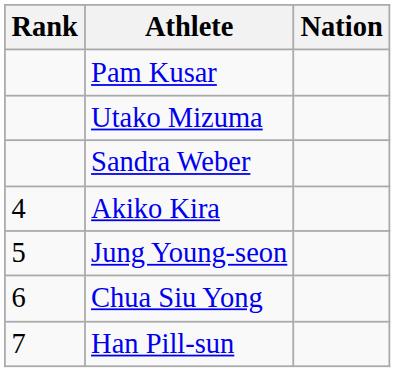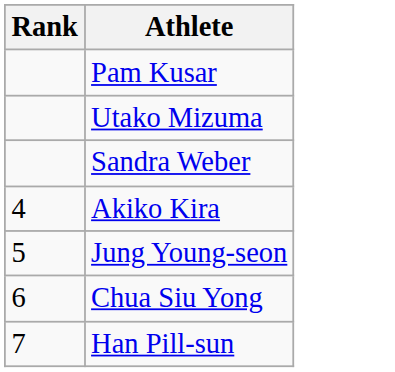- column: (342, 27)
